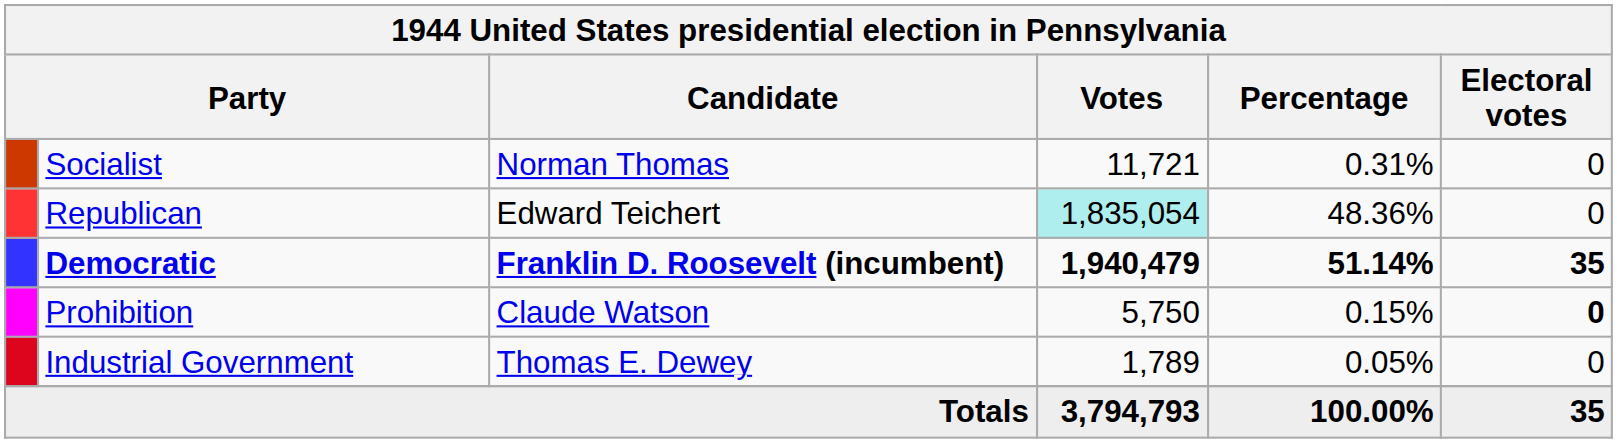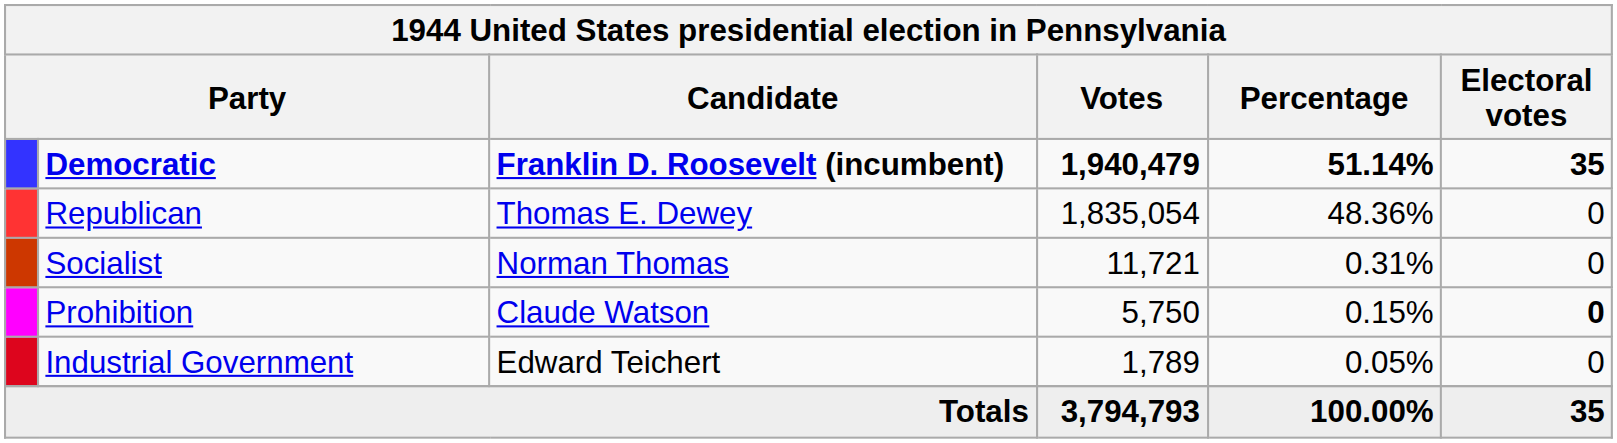rows swapped: (131, 263) <-> (104, 164)
(608, 214) Edward Teichert -> (624, 214) Thomas E. Dewey
(1130, 214) paleturquoise background -> (1130, 214) no background
(624, 362) Thomas E. Dewey -> (608, 362) Edward Teichert
